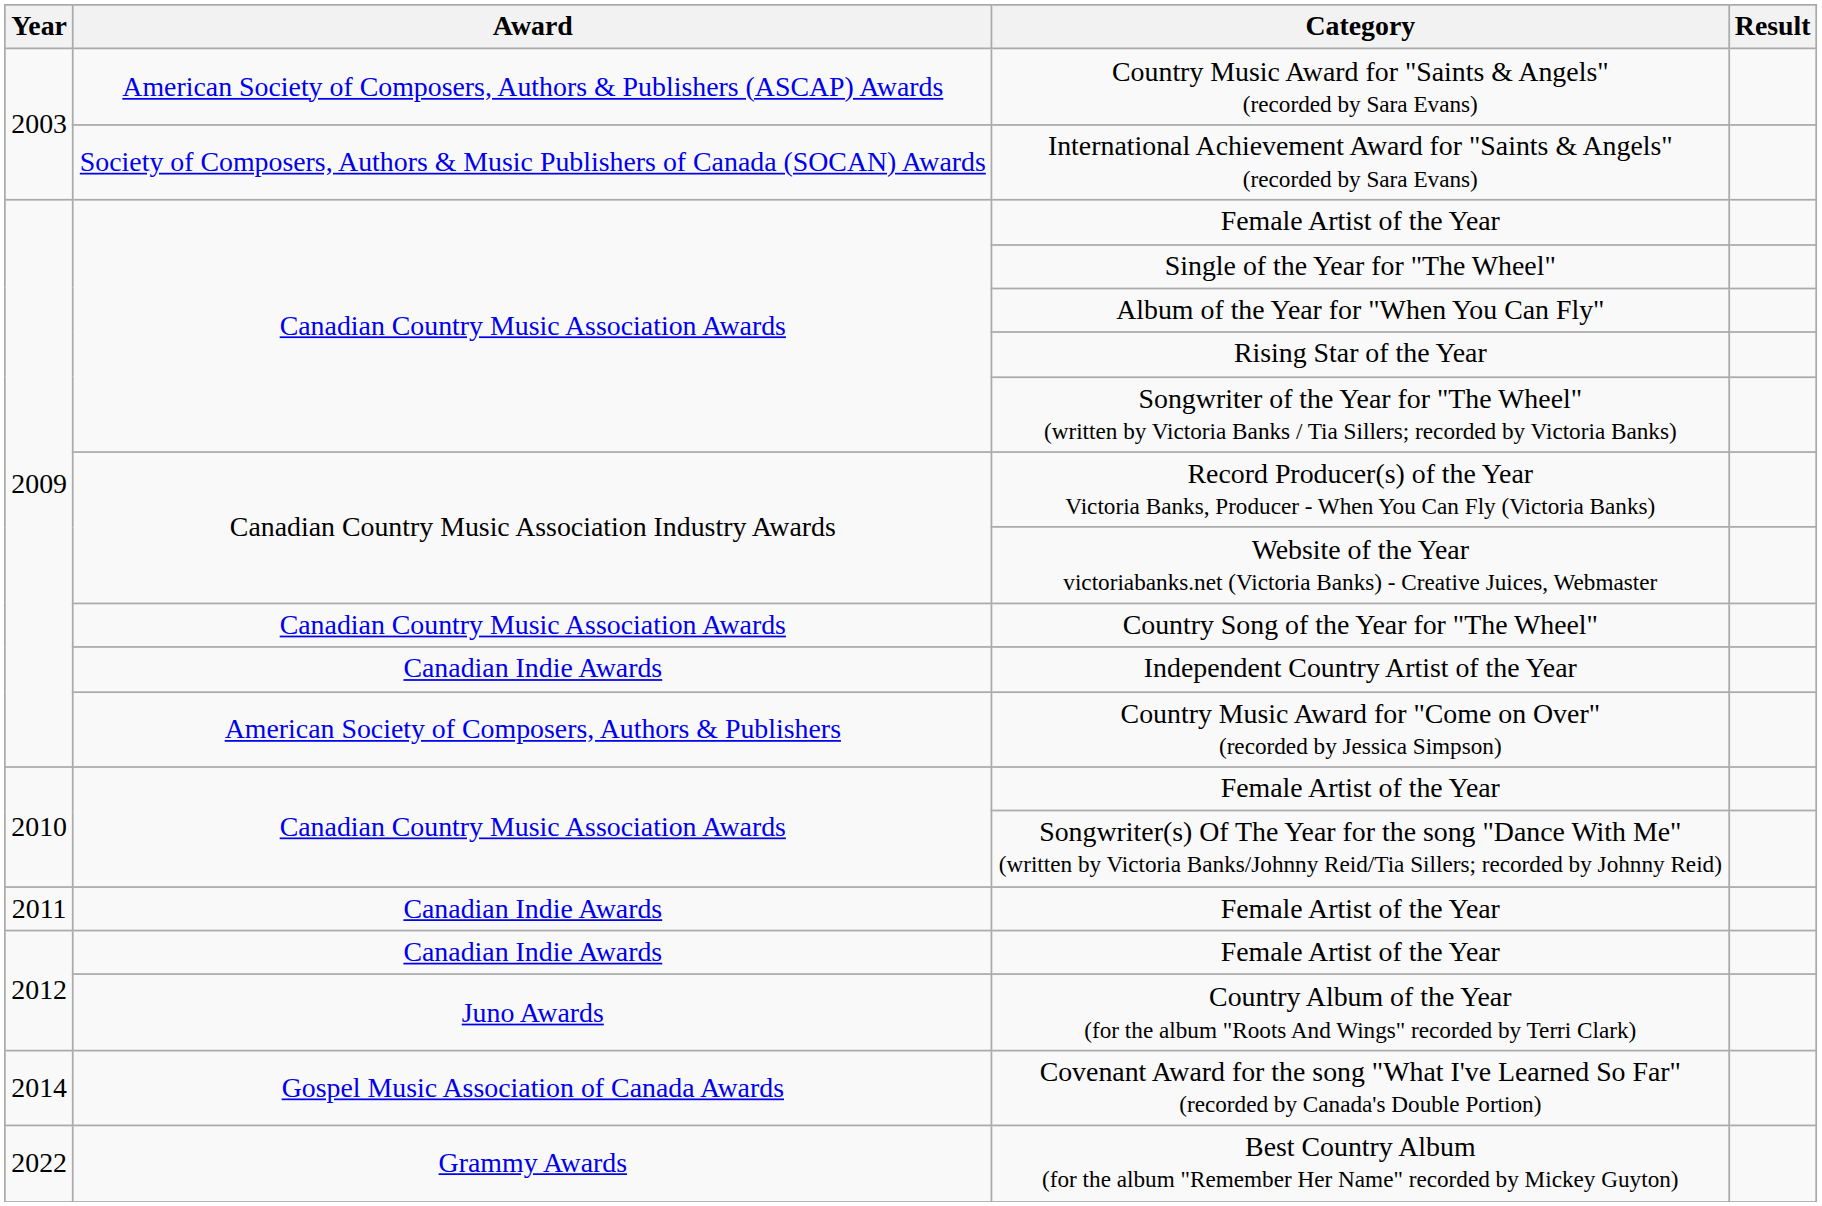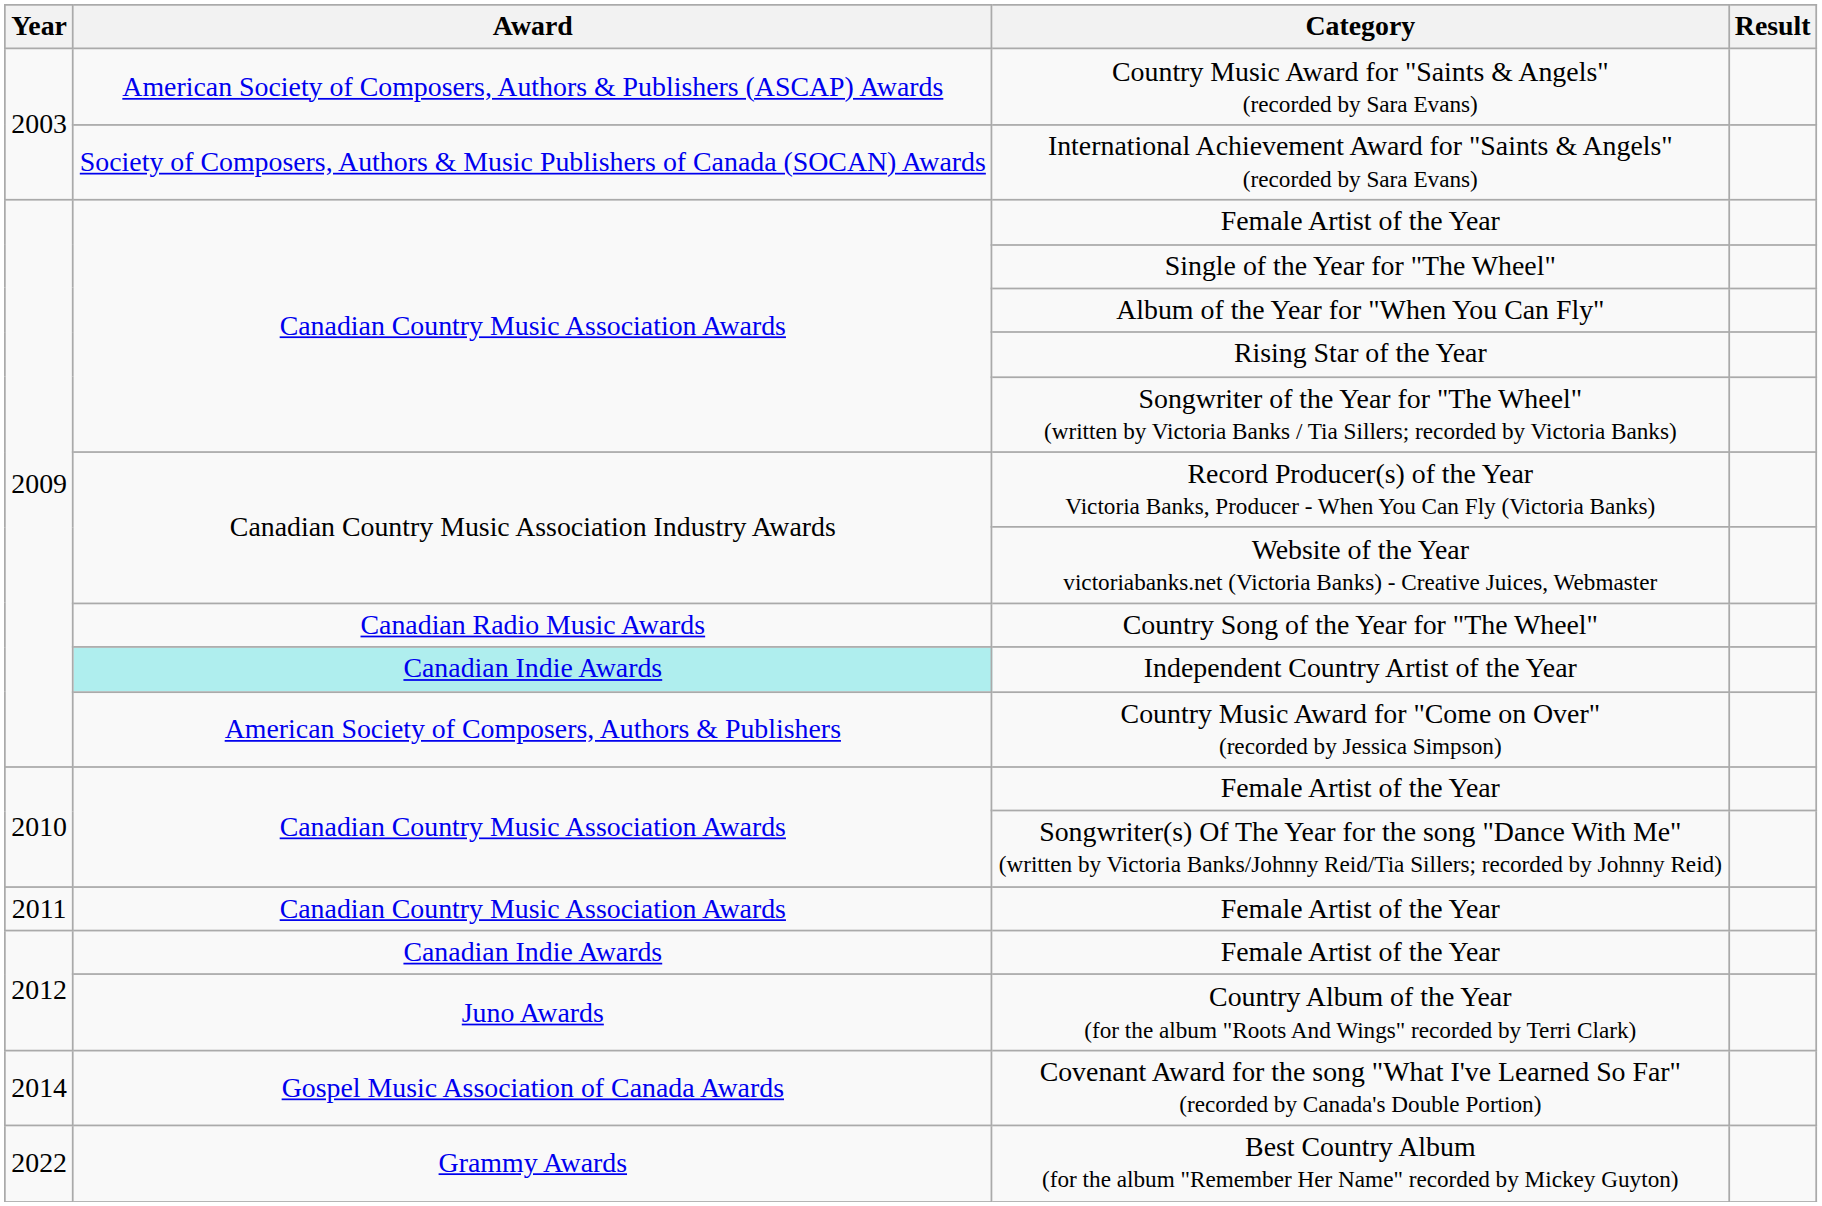(533, 624) Canadian Country Music Association Awards -> (533, 624) Canadian Radio Music Awards
(533, 668) no background -> (533, 668) paleturquoise background
(533, 908) Canadian Indie Awards -> (533, 908) Canadian Country Music Association Awards
